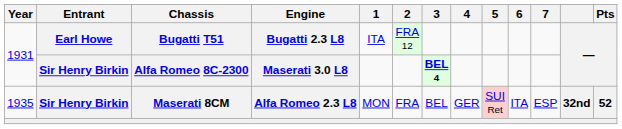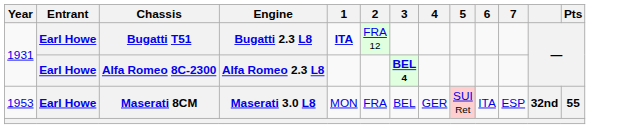(376, 39) normal -> (344, 39) bold
(84, 70) Sir Henry Birkin -> (68, 70) Earl Howe
(305, 70) Maserati 3.0 L8 -> (273, 70) Alfa Romeo 2.3 L8
(20, 102) 1935 -> (20, 102) 1953
(84, 102) Sir Henry Birkin -> (68, 102) Earl Howe
(305, 102) Alfa Romeo 2.3 L8 -> (273, 102) Maserati 3.0 L8
(605, 102) 52 -> (573, 102) 55
